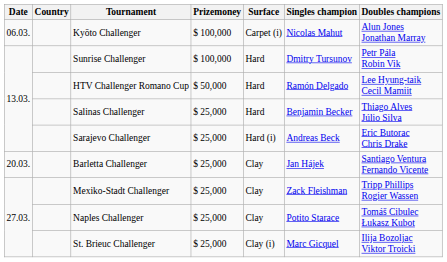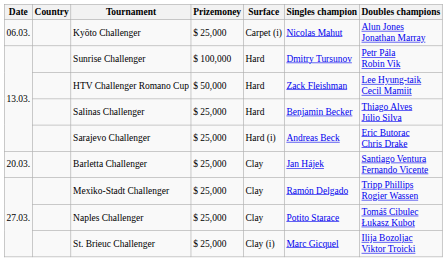(212, 32) $ 100,000 -> (210, 32) $ 25,000
(317, 85) Ramón Delgado -> (317, 85) Zack Fleishman
(317, 190) Zack Fleishman -> (317, 190) Ramón Delgado
